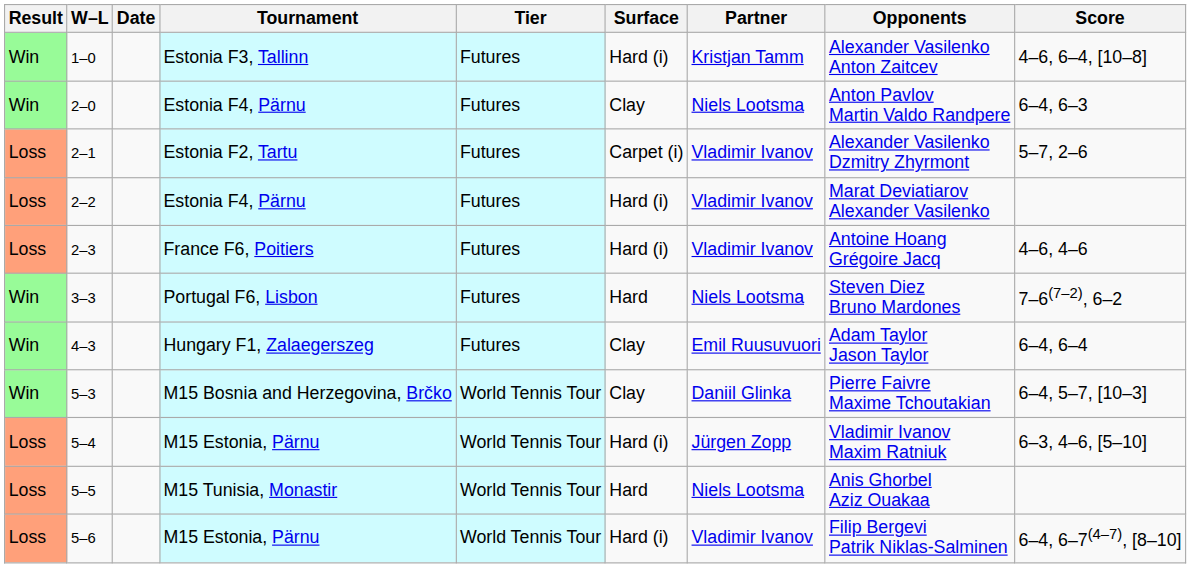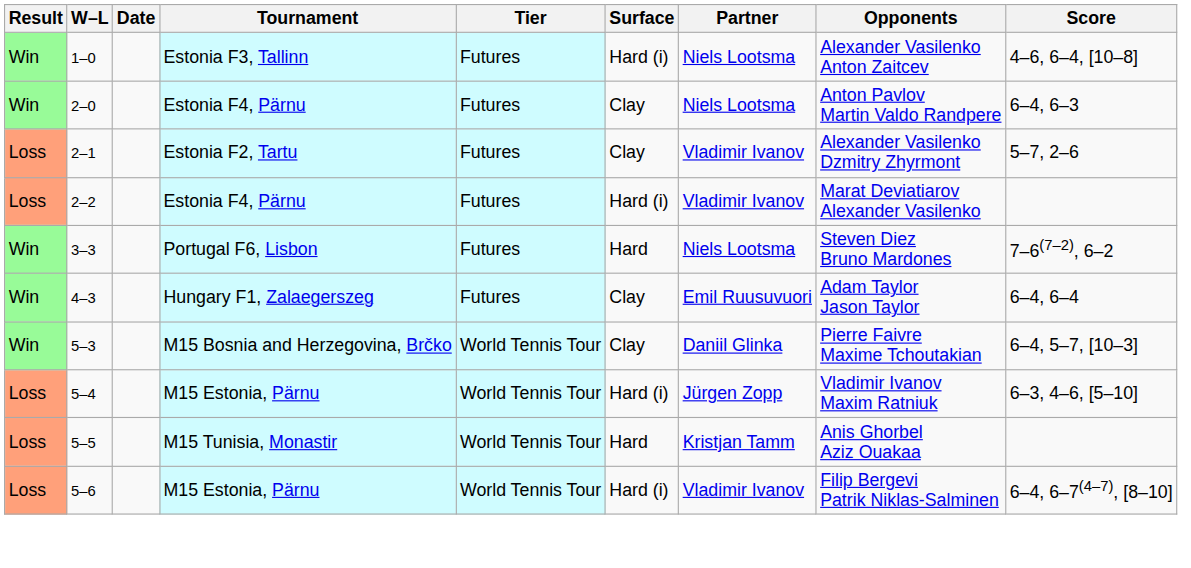(748, 56) Kristjan Tamm -> (739, 56) Niels Lootsma
(646, 153) Carpet (i) -> (627, 153) Clay
- row: (83, 250)
(748, 490) Niels Lootsma -> (739, 441) Kristjan Tamm
